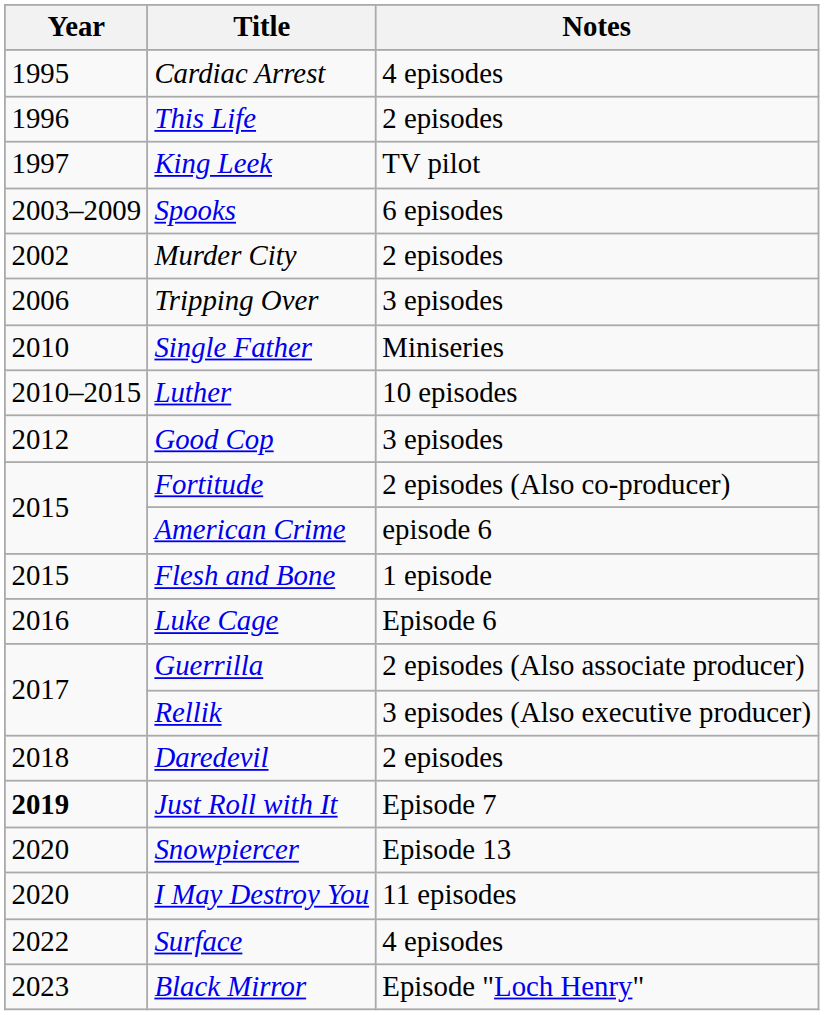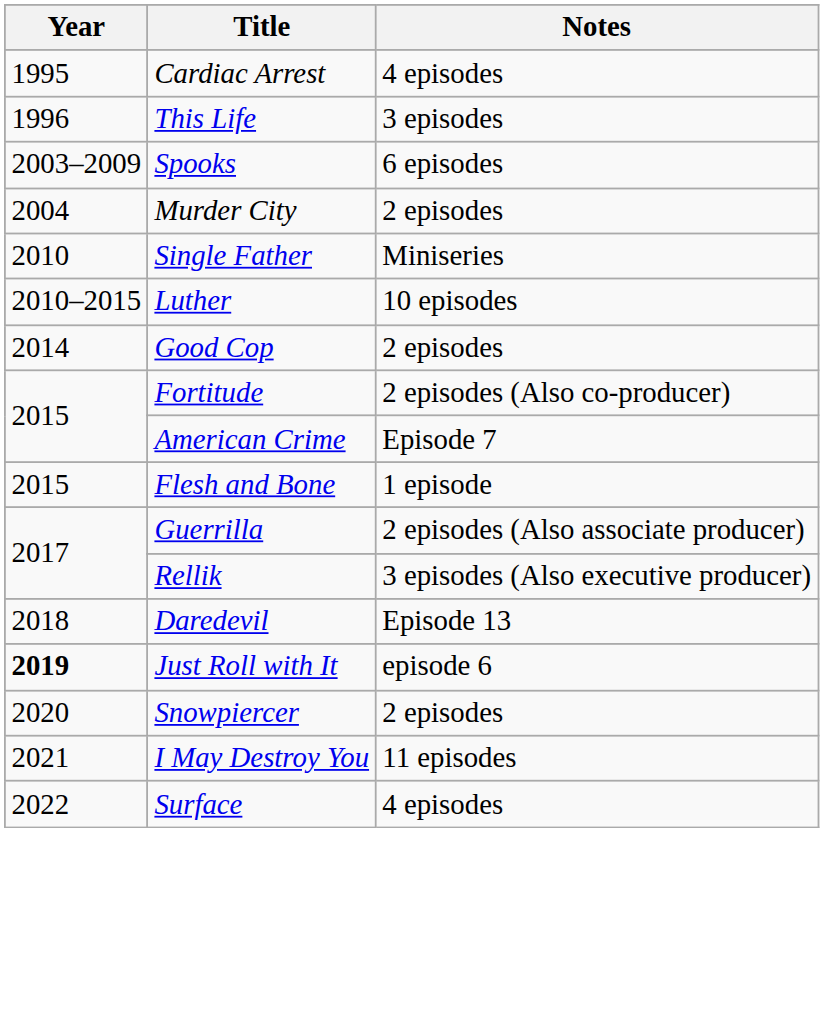(443, 118) 2 episodes -> (443, 118) 3 episodes
- row: (213, 164)
(40, 255) 2002 -> (40, 210) 2004
- row: (236, 301)
(40, 438) 2012 -> (40, 347) 2014
(443, 438) 3 episodes -> (443, 347) 2 episodes
(437, 529) episode 6 -> (440, 438) Episode 7
- row: (216, 621)
(443, 758) 2 episodes -> (447, 621) Episode 13
(440, 803) Episode 7 -> (437, 666) episode 6
(447, 849) Episode 13 -> (443, 712) 2 episodes
(40, 895) 2020 -> (40, 758) 2021
- row: (230, 986)
